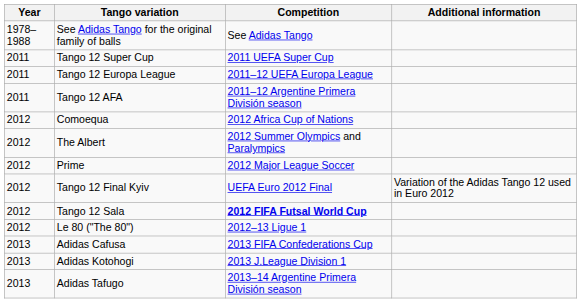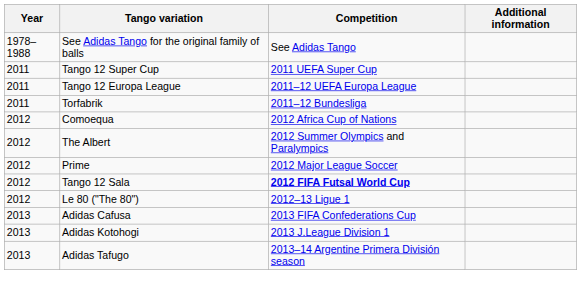- row: (90, 97)
+ row: (82, 103)
- row: (103, 188)
